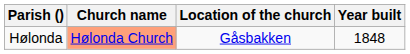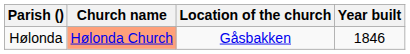(369, 37) 1848 -> (369, 37) 1846
